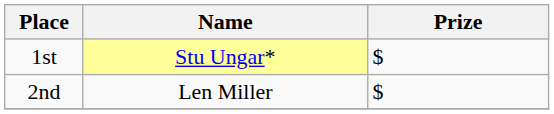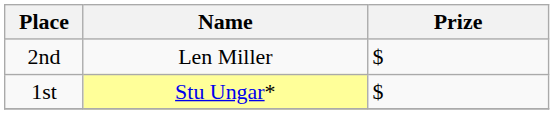rows swapped: (44, 56) <-> (44, 91)
